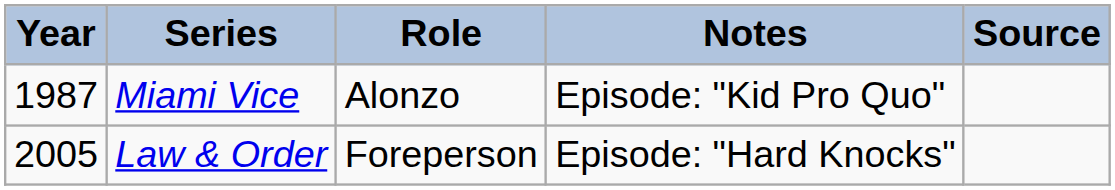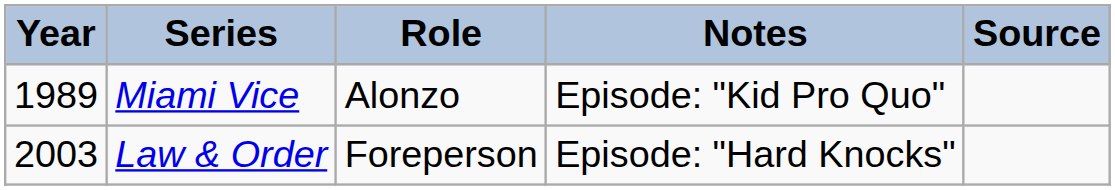(56, 94) 1987 -> (56, 94) 1989
(56, 154) 2005 -> (56, 154) 2003
